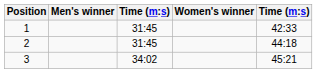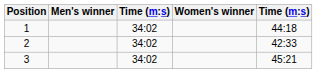(145, 28) 31:45 -> (145, 28) 34:02
(284, 28) 42:33 -> (284, 28) 44:18
(145, 44) 31:45 -> (145, 44) 34:02
(284, 44) 44:18 -> (284, 44) 42:33
